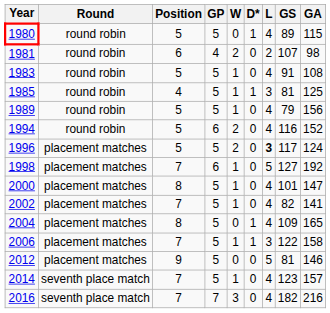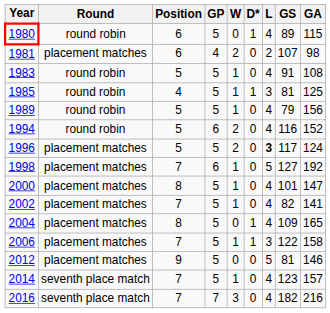(179, 34) 5 -> (179, 34) 6
(95, 54) round robin -> (95, 54) placement matches
